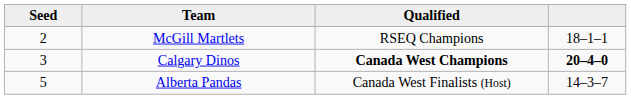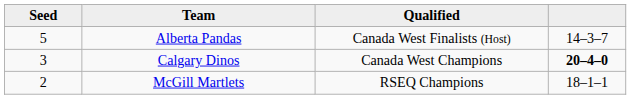rows swapped: (199, 37) <-> (199, 82)
(432, 60) bold -> (432, 60) normal
